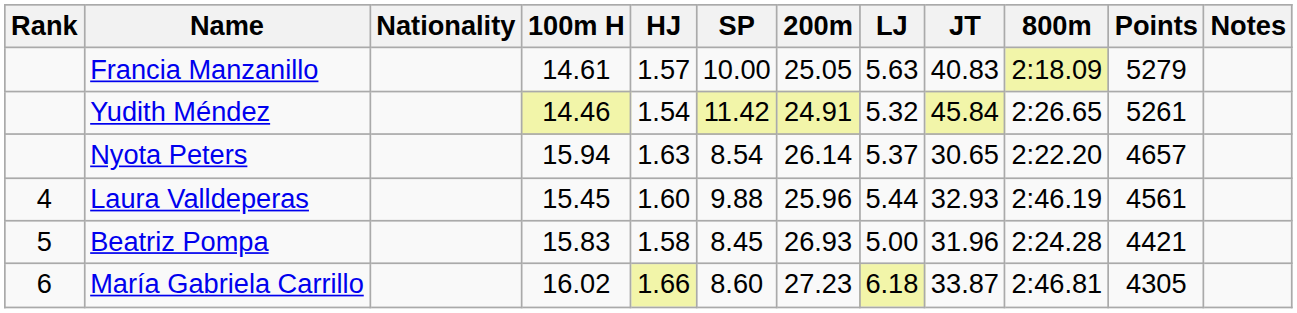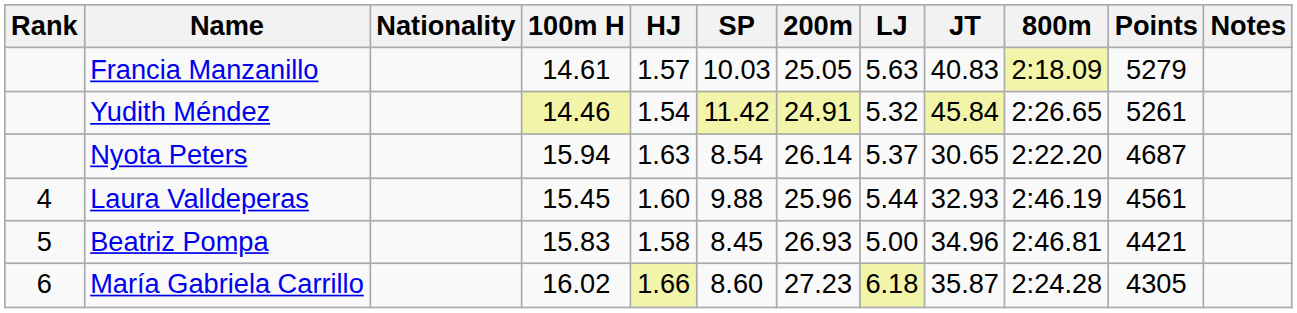(737, 69) 10.00 -> (737, 69) 10.03
(1156, 155) 4657 -> (1156, 155) 4687
(965, 241) 31.96 -> (965, 241) 34.96
(1057, 241) 2:24.28 -> (1057, 241) 2:46.81
(965, 284) 33.87 -> (965, 284) 35.87
(1057, 284) 2:46.81 -> (1057, 284) 2:24.28
